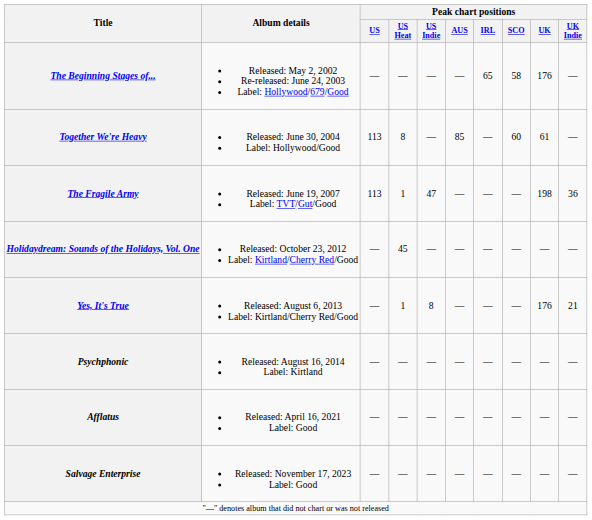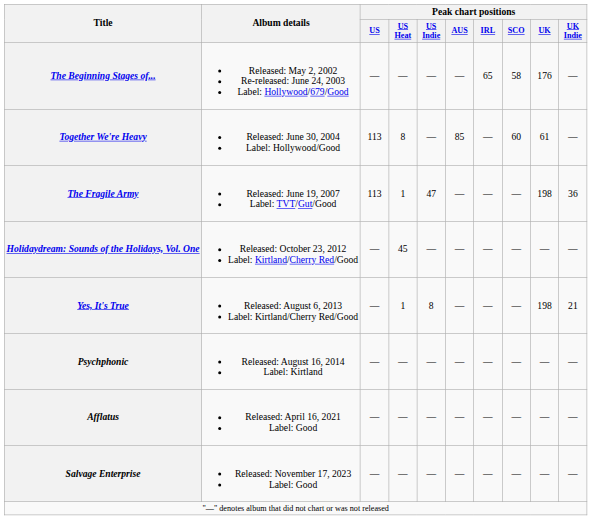(545, 305) 176 -> (545, 305) 198
